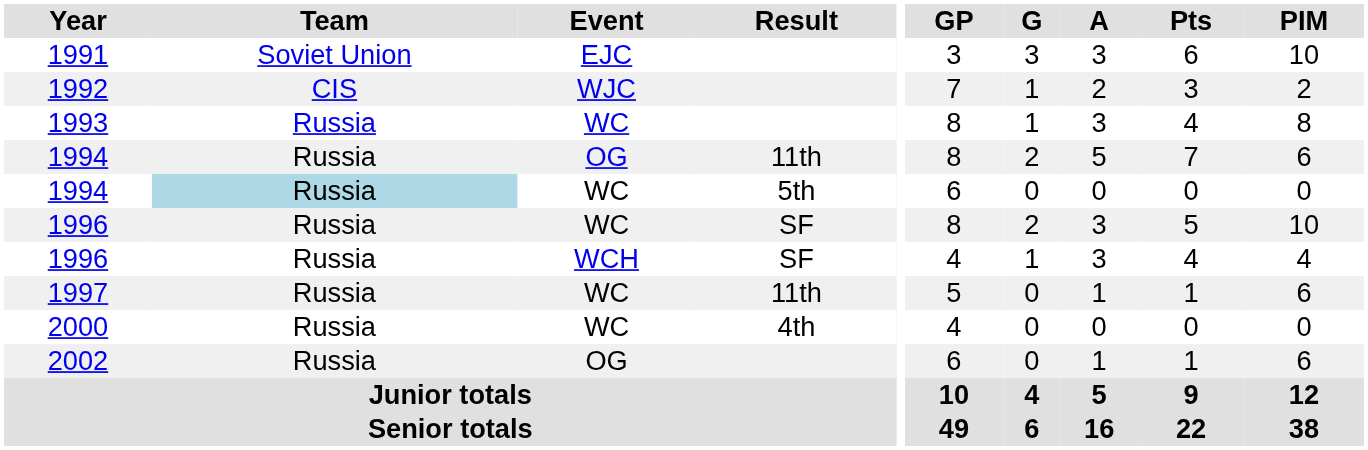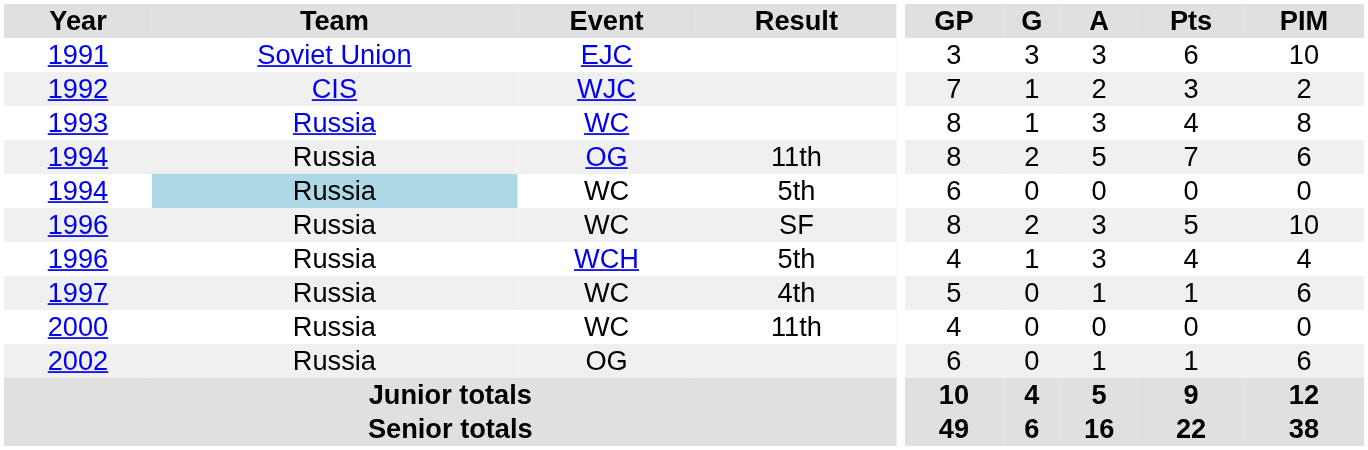(796, 258) SF -> (796, 258) 5th
(796, 292) 11th -> (796, 292) 4th
(796, 326) 4th -> (796, 326) 11th
